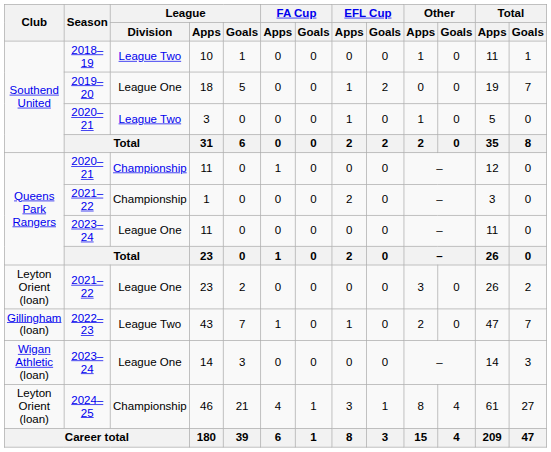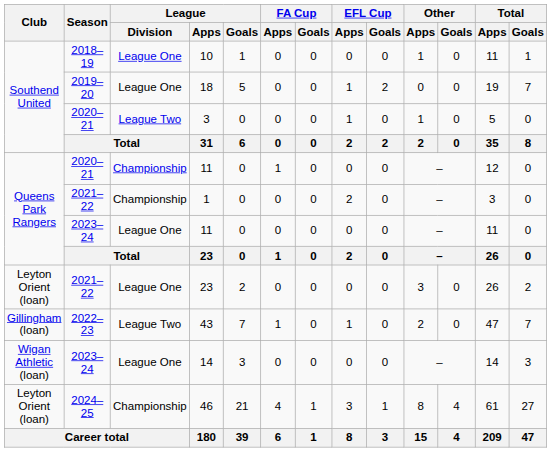(150, 56) League Two -> (150, 56) League One
